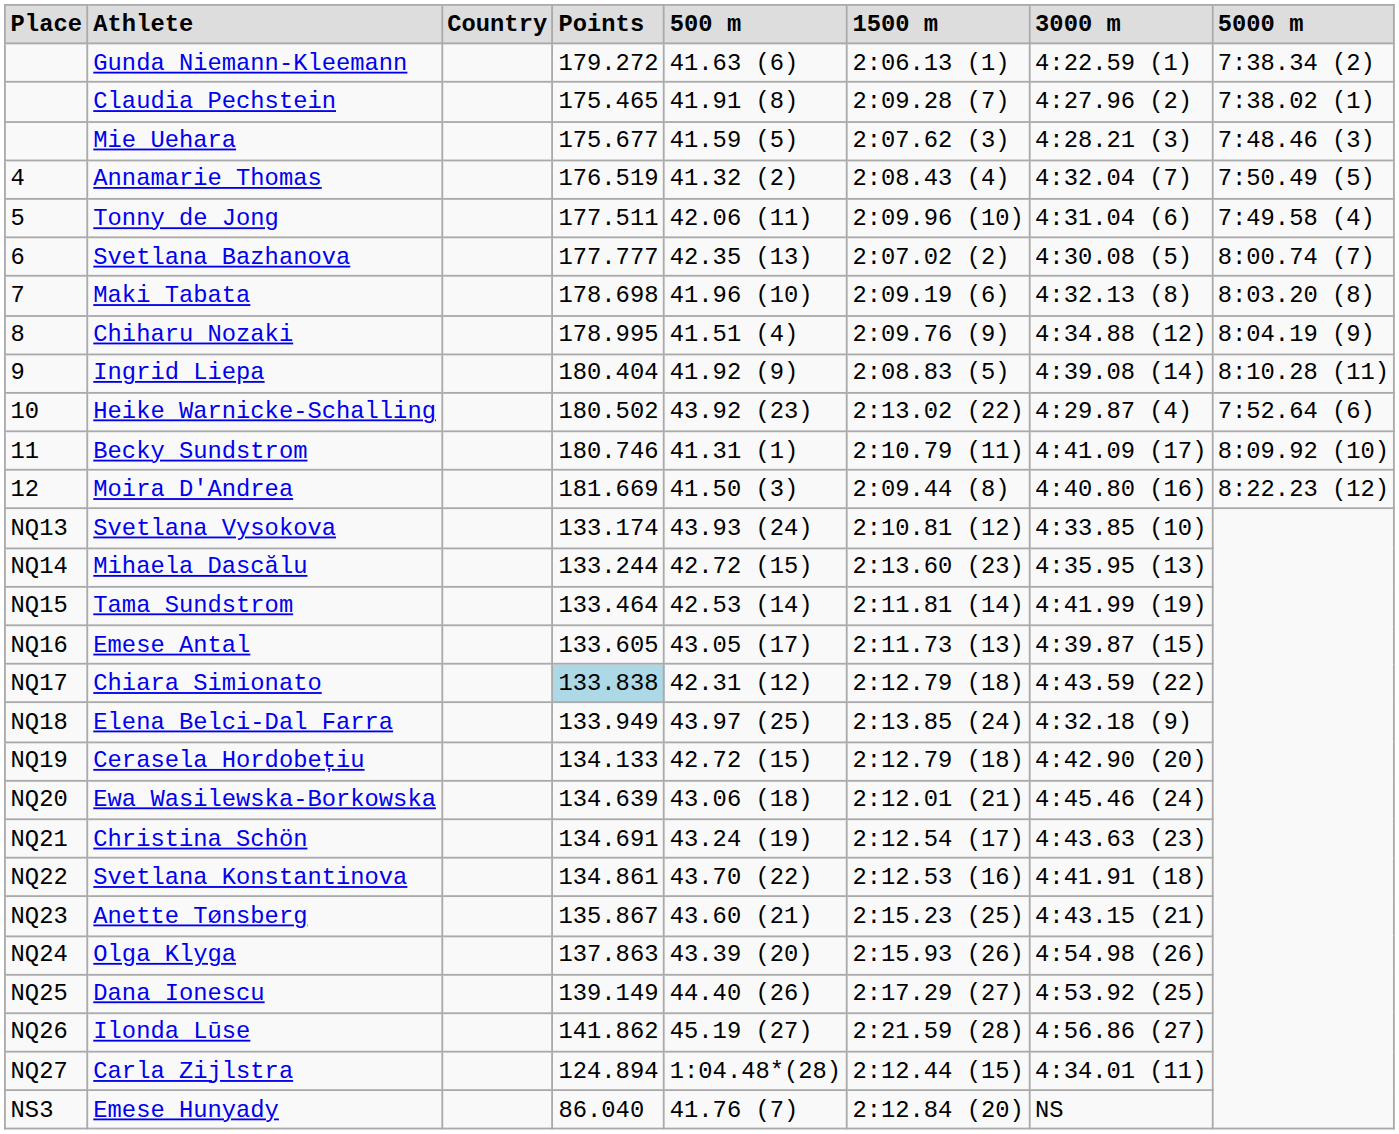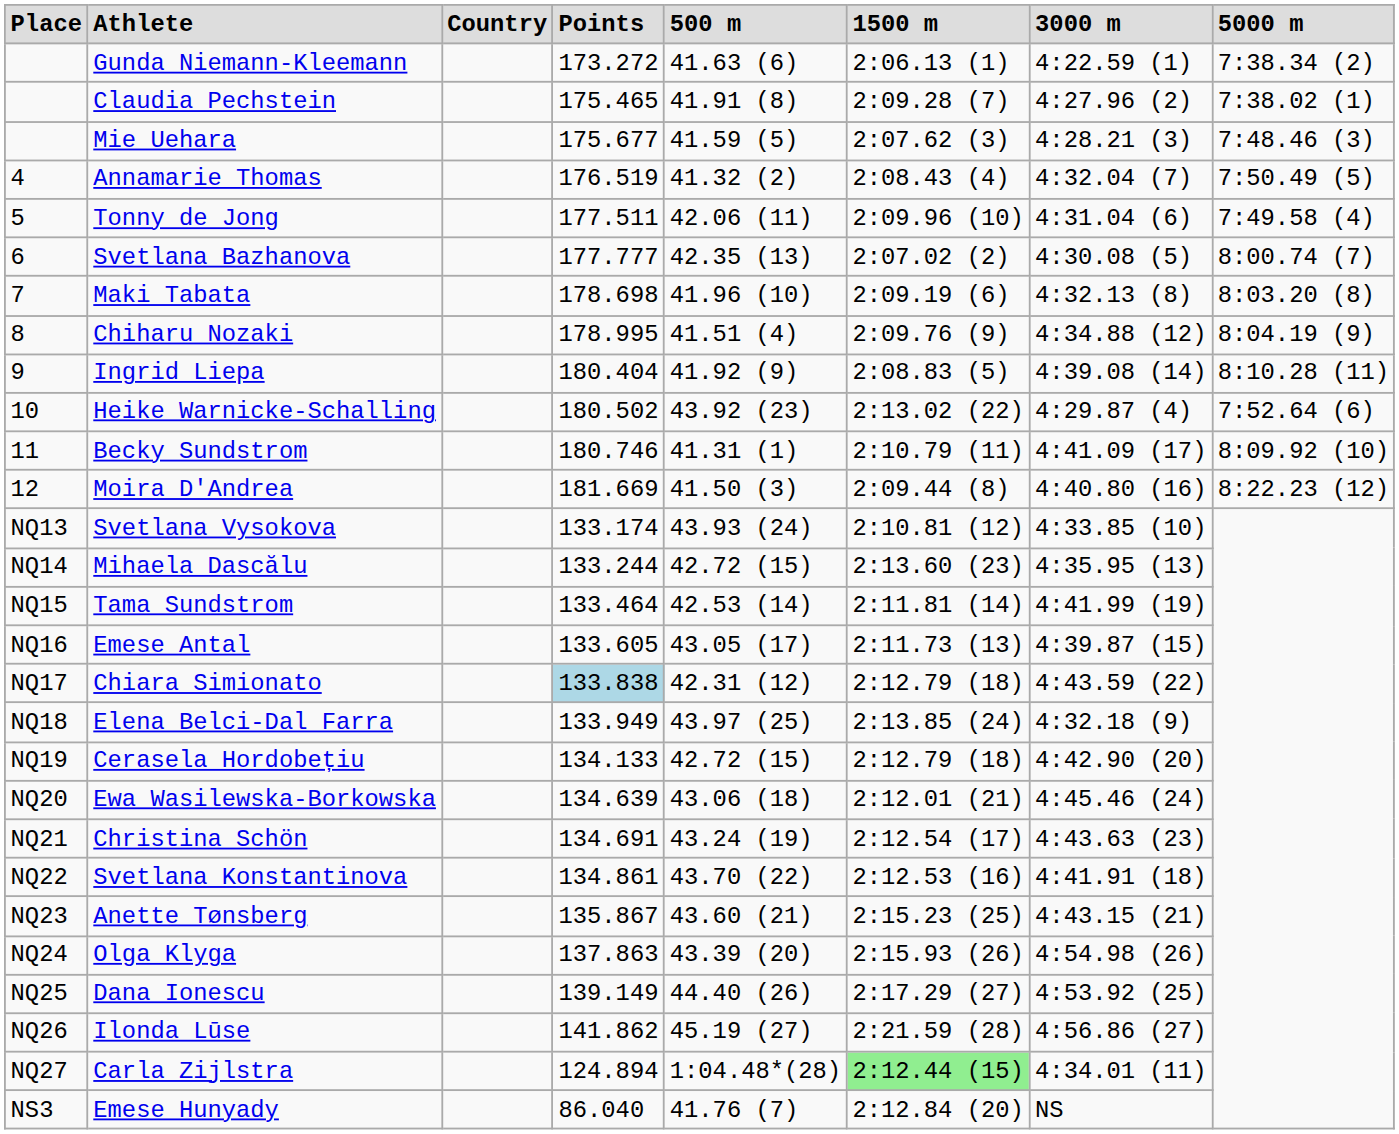(608, 63) 179.272 -> (608, 63) 173.272
(938, 1071) no background -> (938, 1071) lightgreen background
